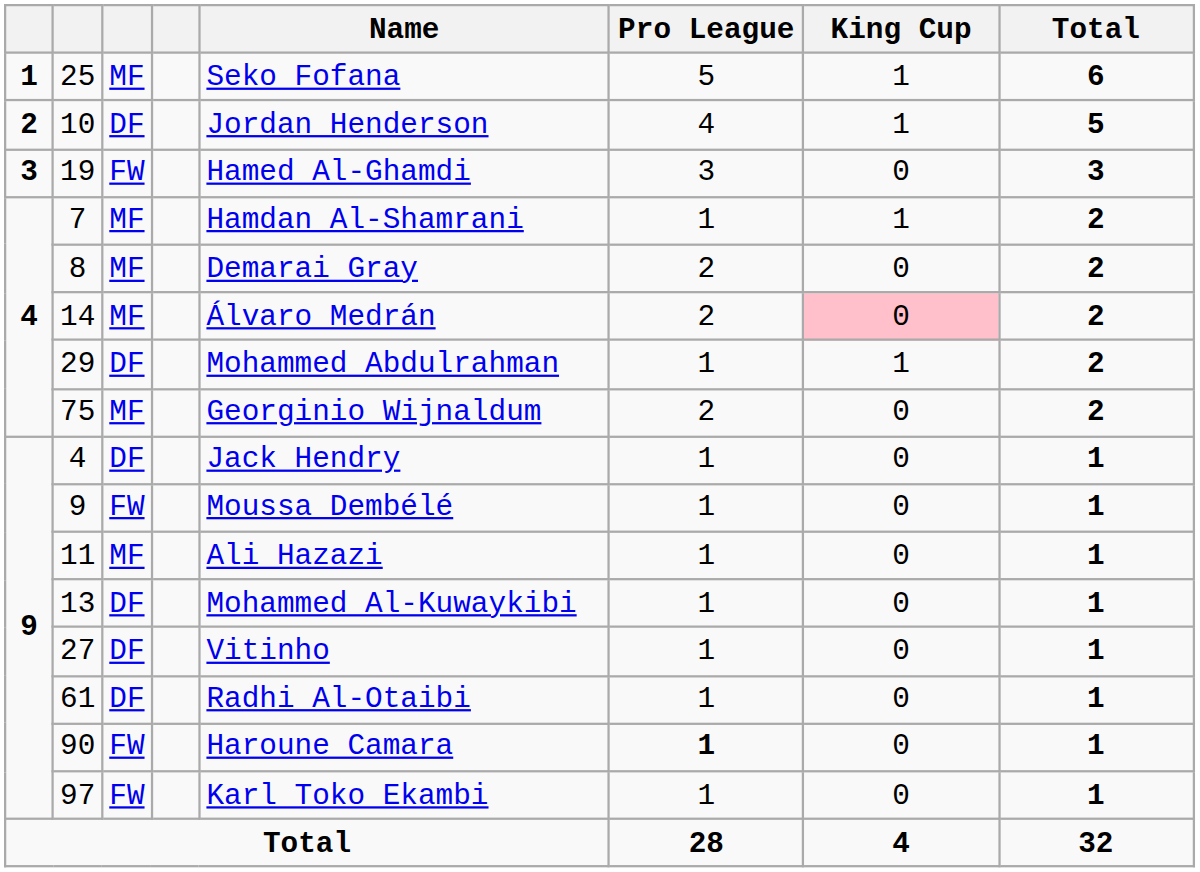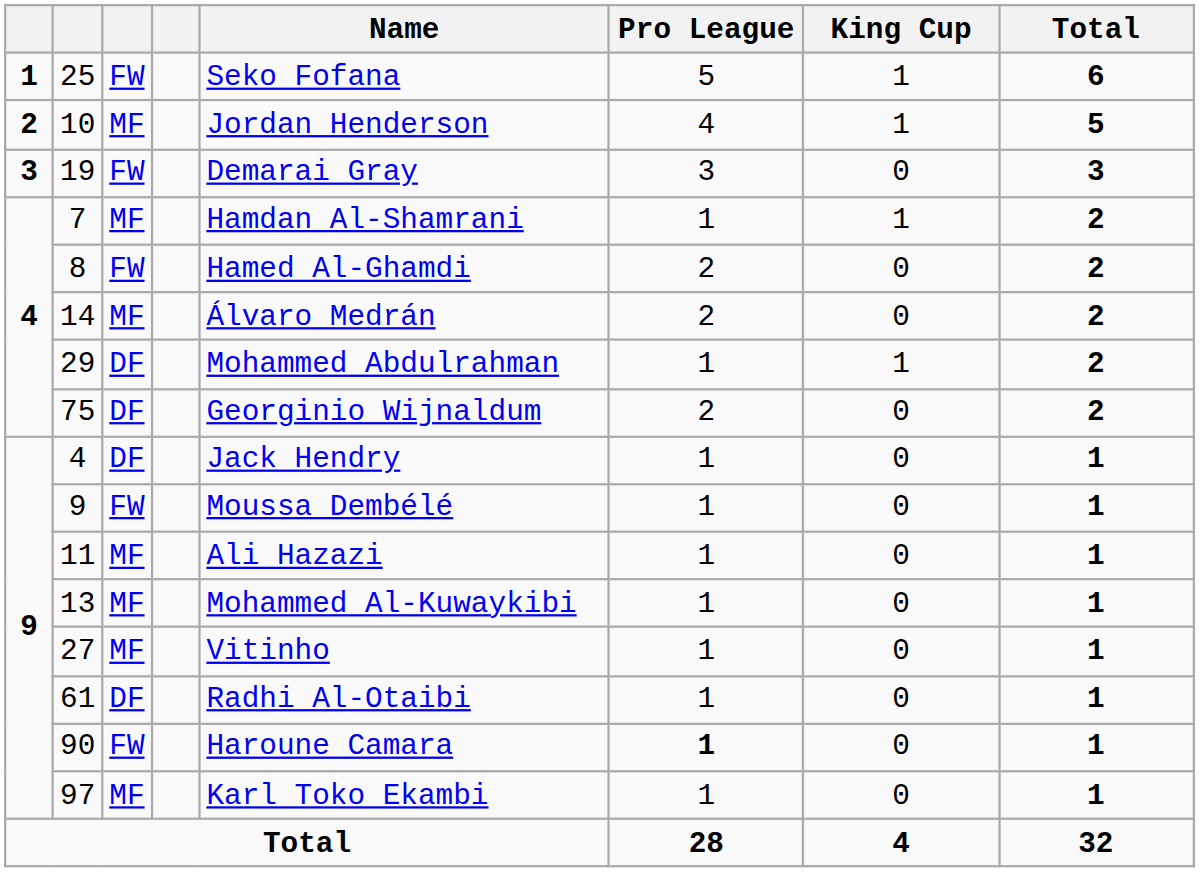(127, 77) MF -> (127, 77) FW
(127, 125) DF -> (127, 125) MF
(339, 173) Hamed Al-Ghamdi -> (312, 173) Demarai Gray
(127, 268) MF -> (127, 268) FW
(312, 268) Demarai Gray -> (339, 268) Hamed Al-Ghamdi
(901, 316) pink background -> (901, 316) no background
(127, 412) MF -> (127, 412) DF
(127, 604) DF -> (127, 604) MF
(127, 652) DF -> (127, 652) MF
(127, 795) FW -> (127, 795) MF
